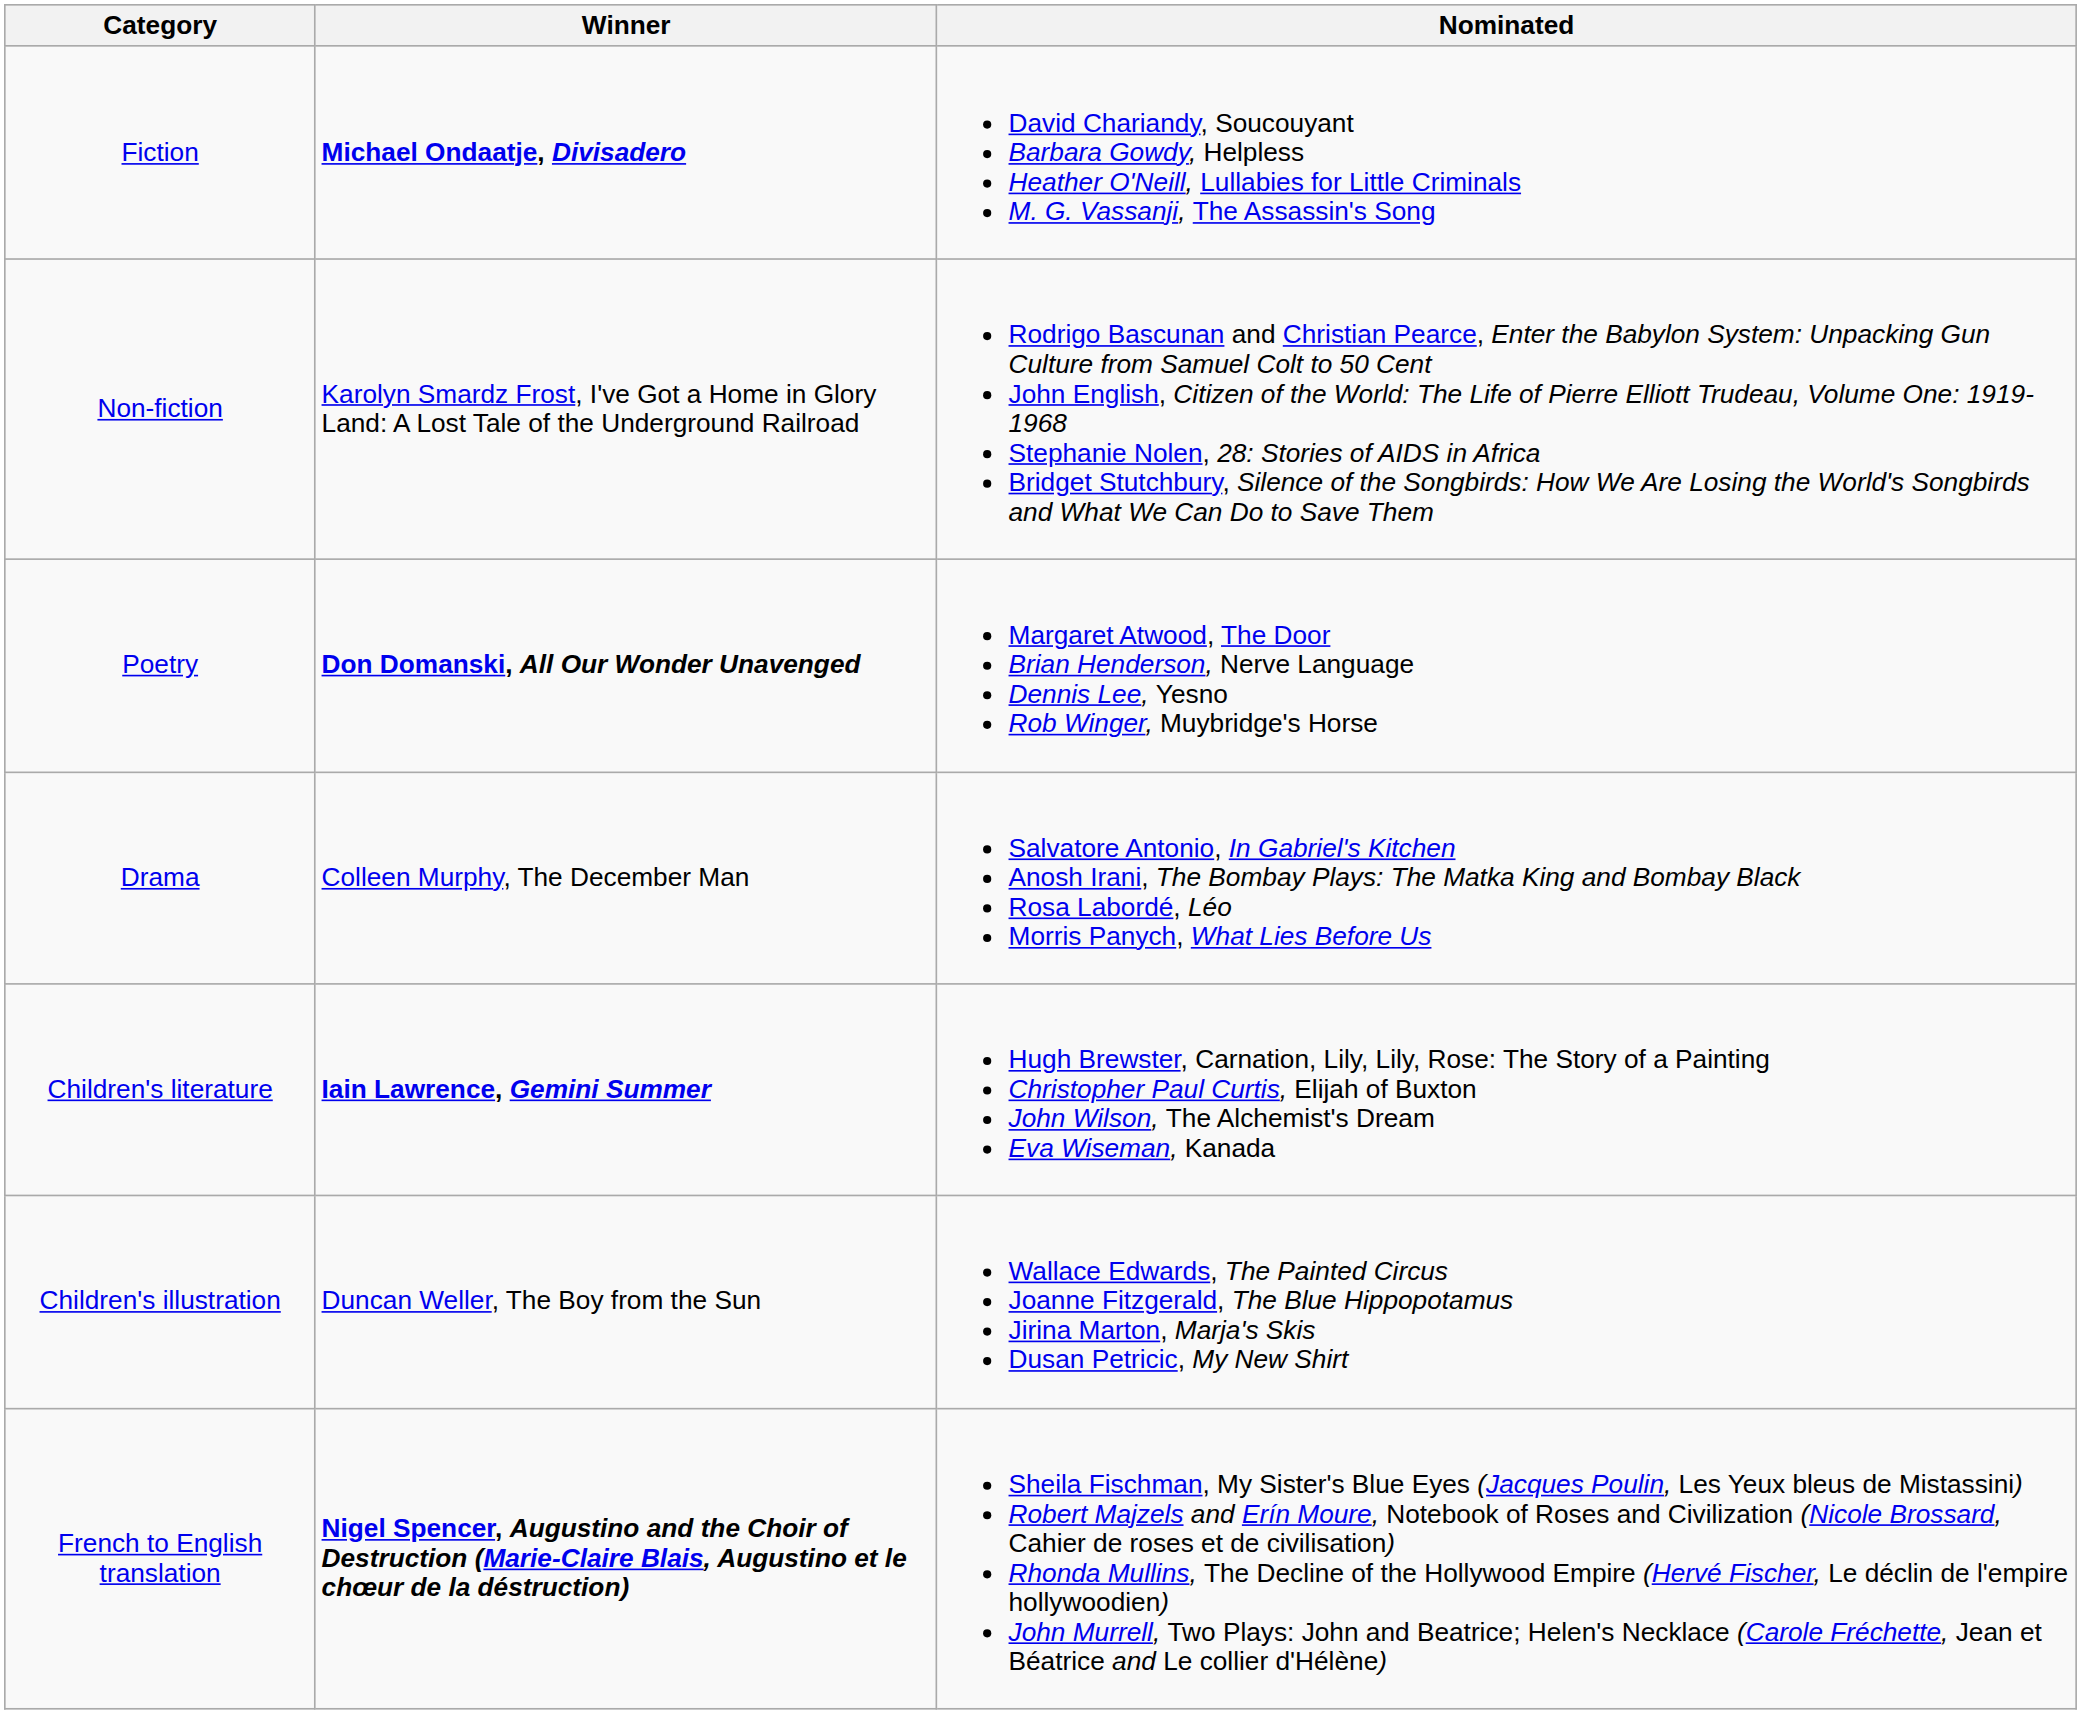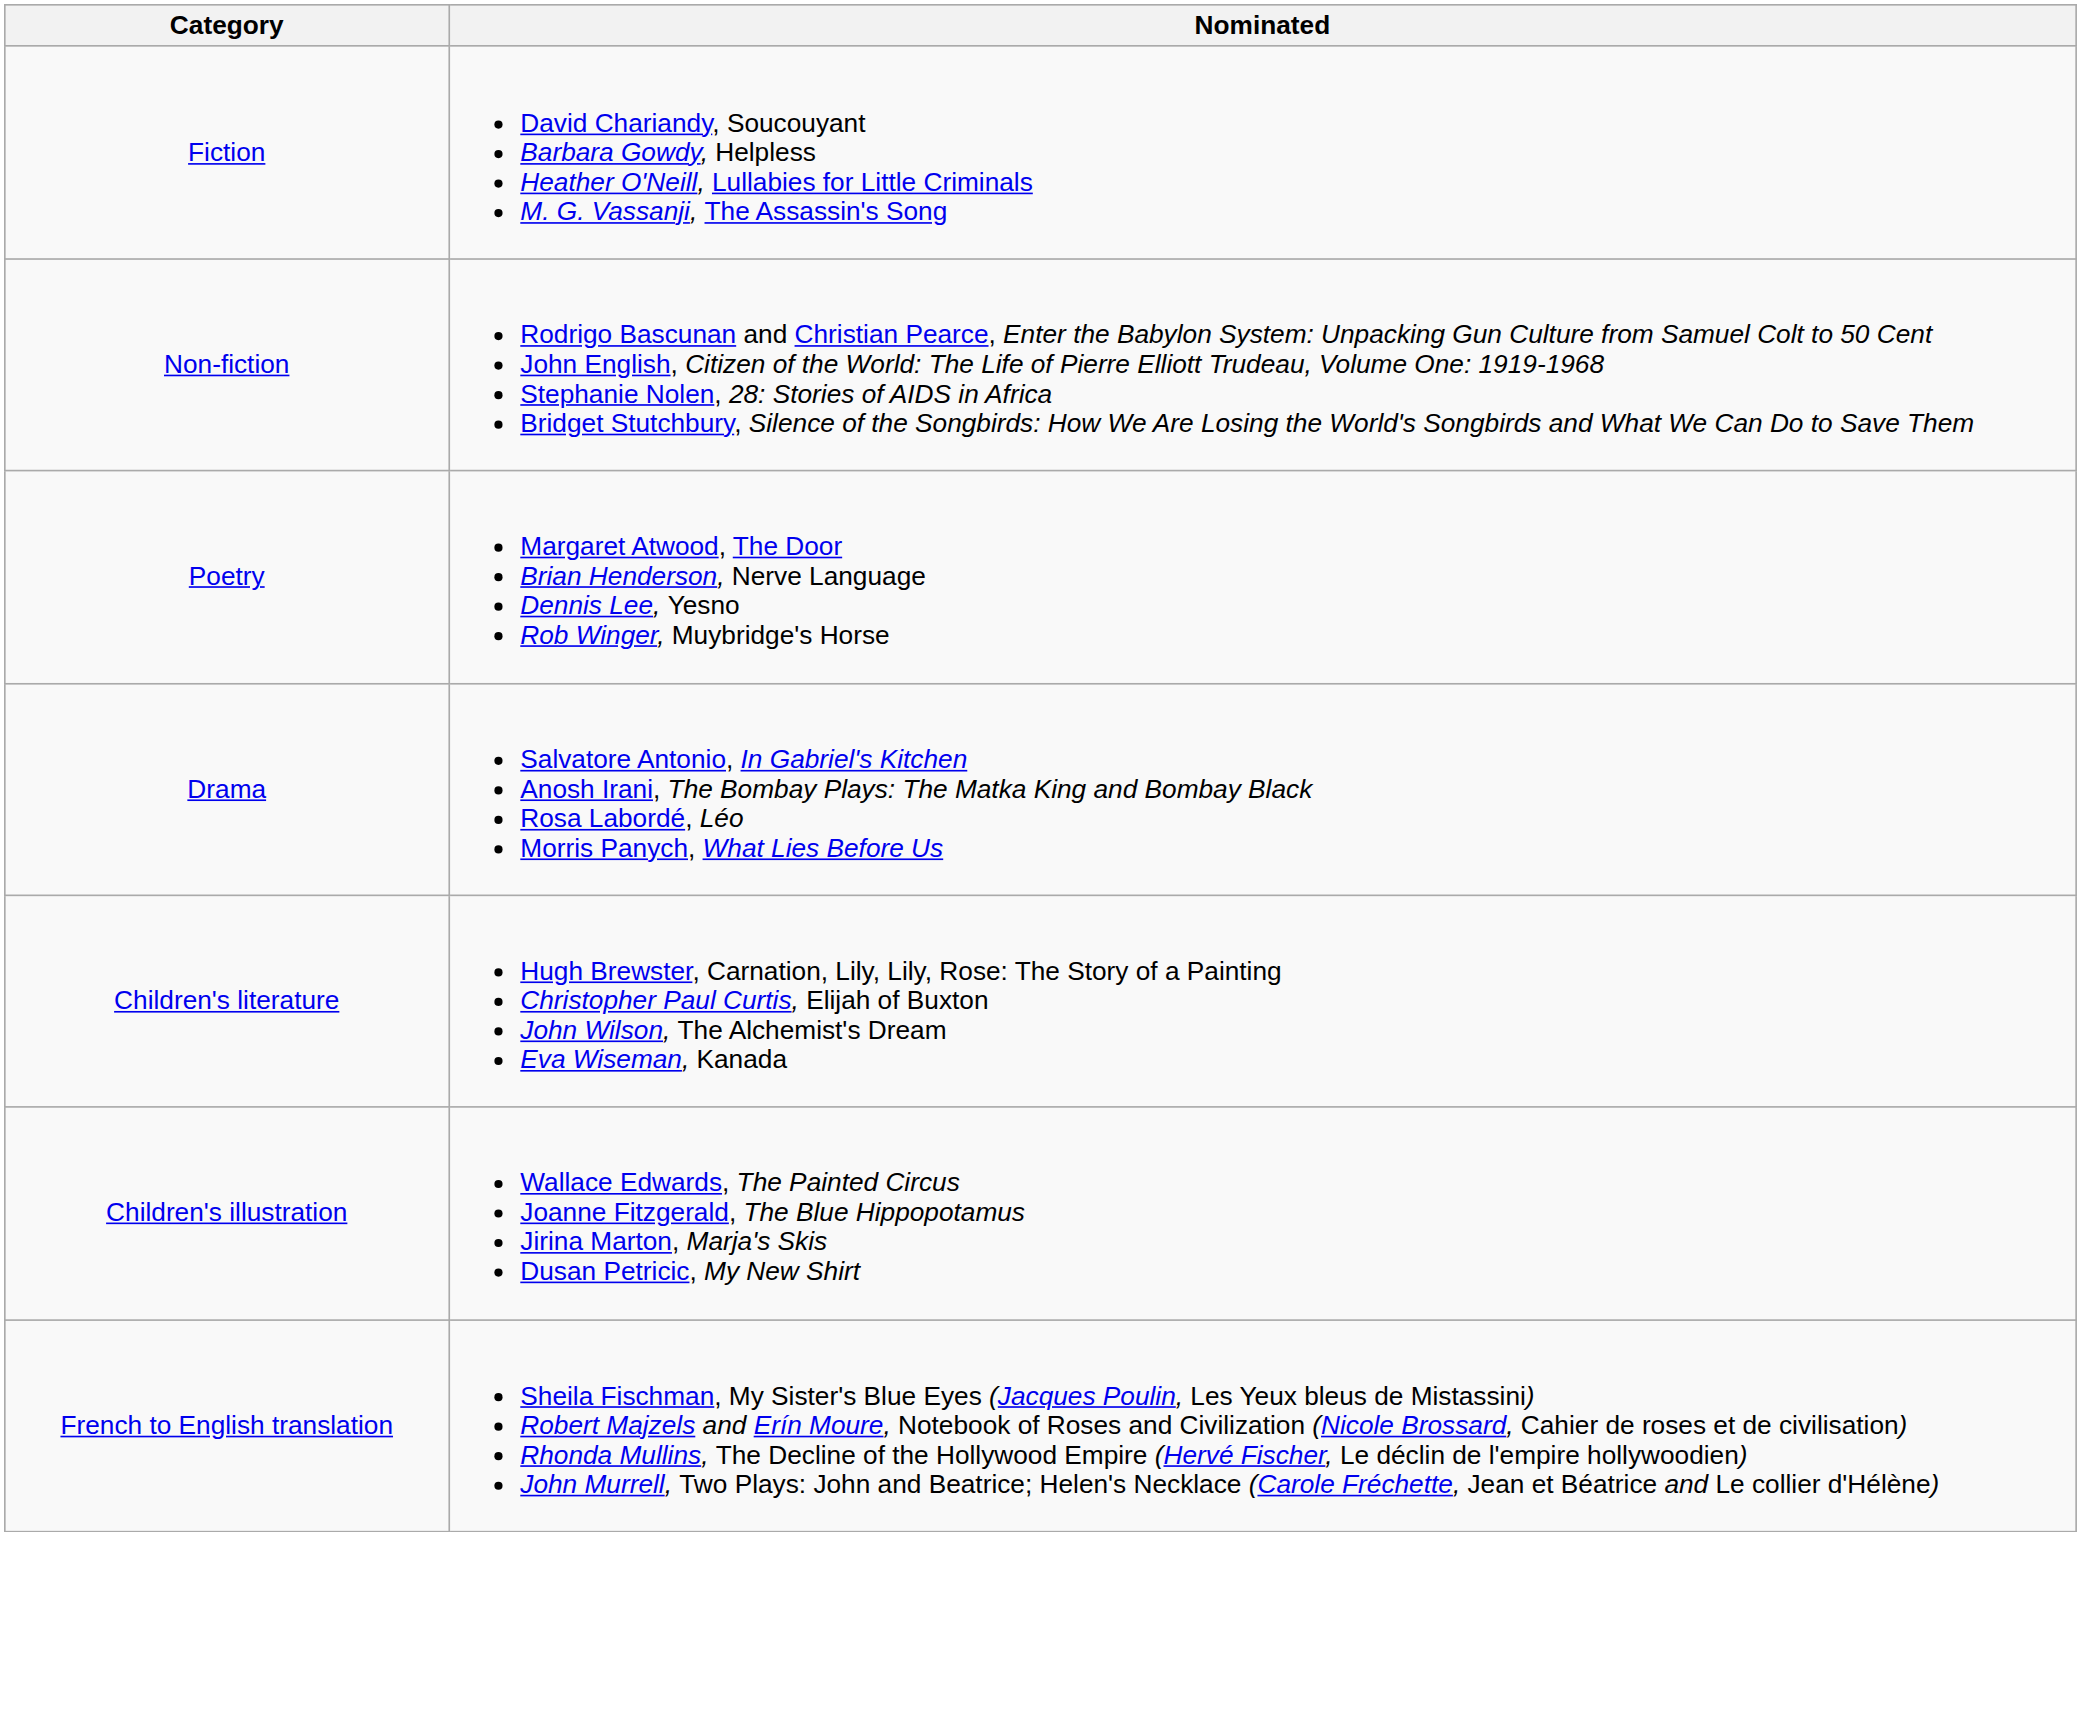- column: (626, 25)
